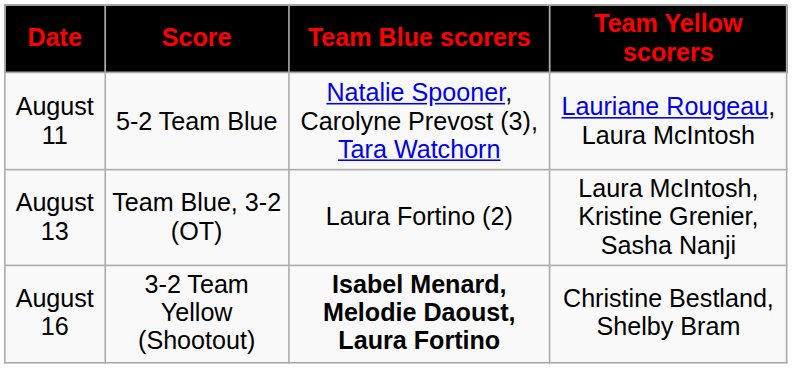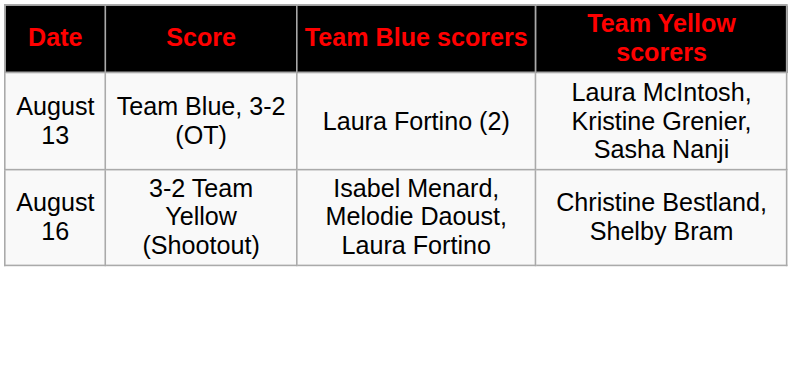- row: (55, 120)
(419, 313) bold -> (416, 217) normal
